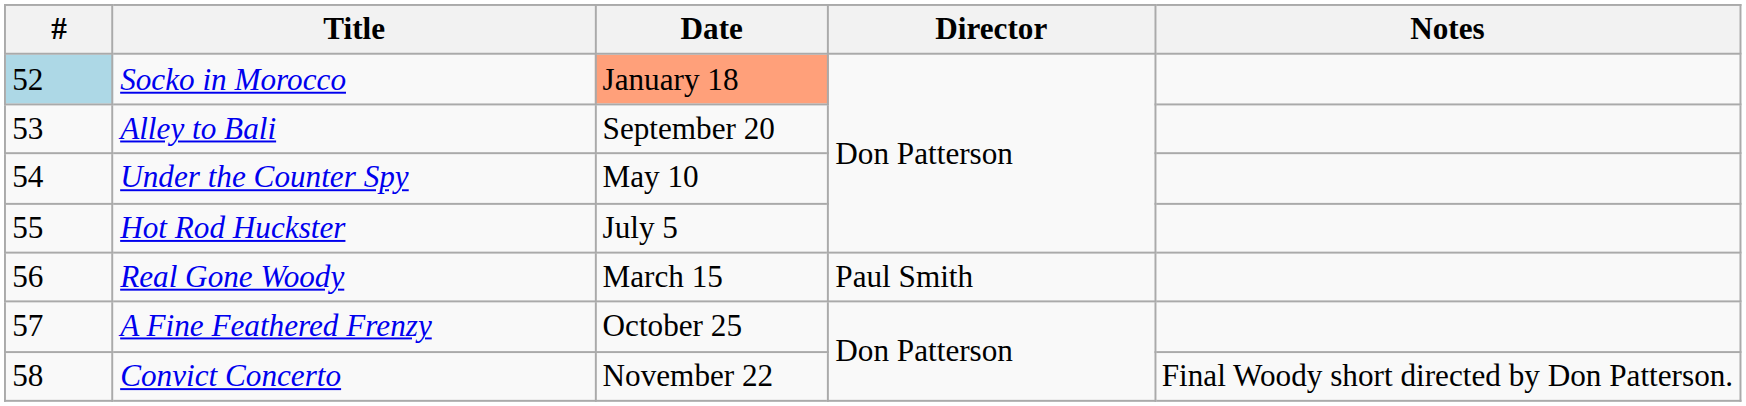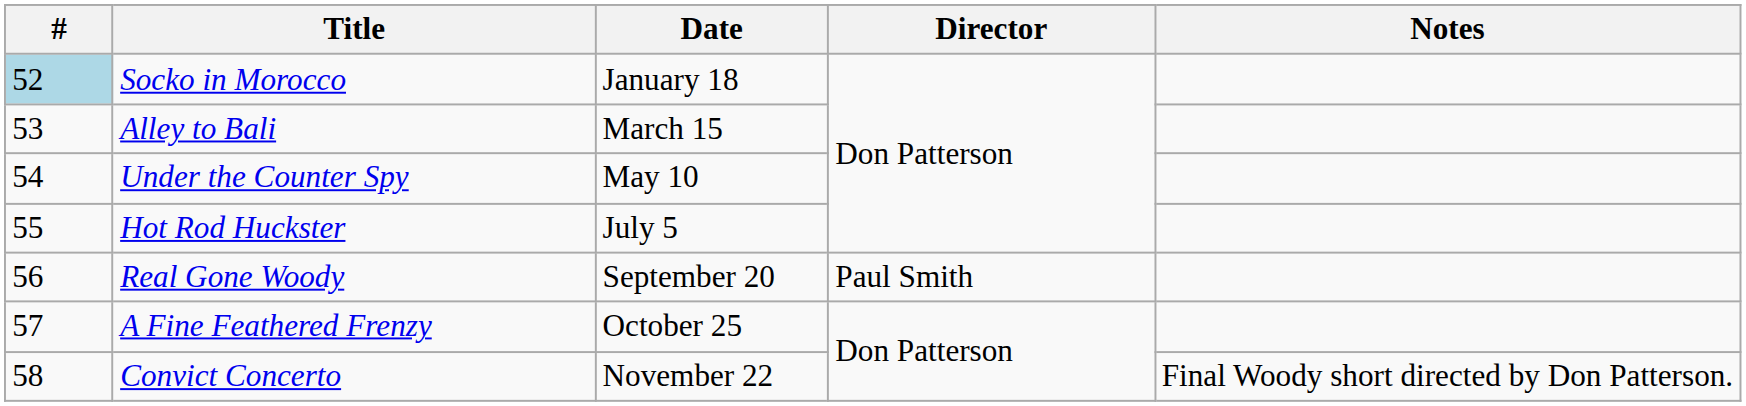(671, 78) lightsalmon background -> (671, 78) no background
(689, 128) September 20 -> (663, 128) March 15
(663, 276) March 15 -> (689, 276) September 20
